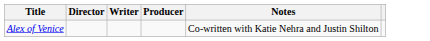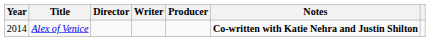+ column: (17, 12)
(283, 28) normal -> (315, 28) bold
